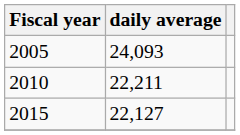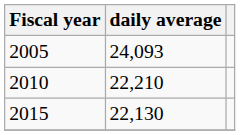(136, 82) 22,211 -> (137, 82) 22,210
(137, 113) 22,127 -> (137, 113) 22,130
